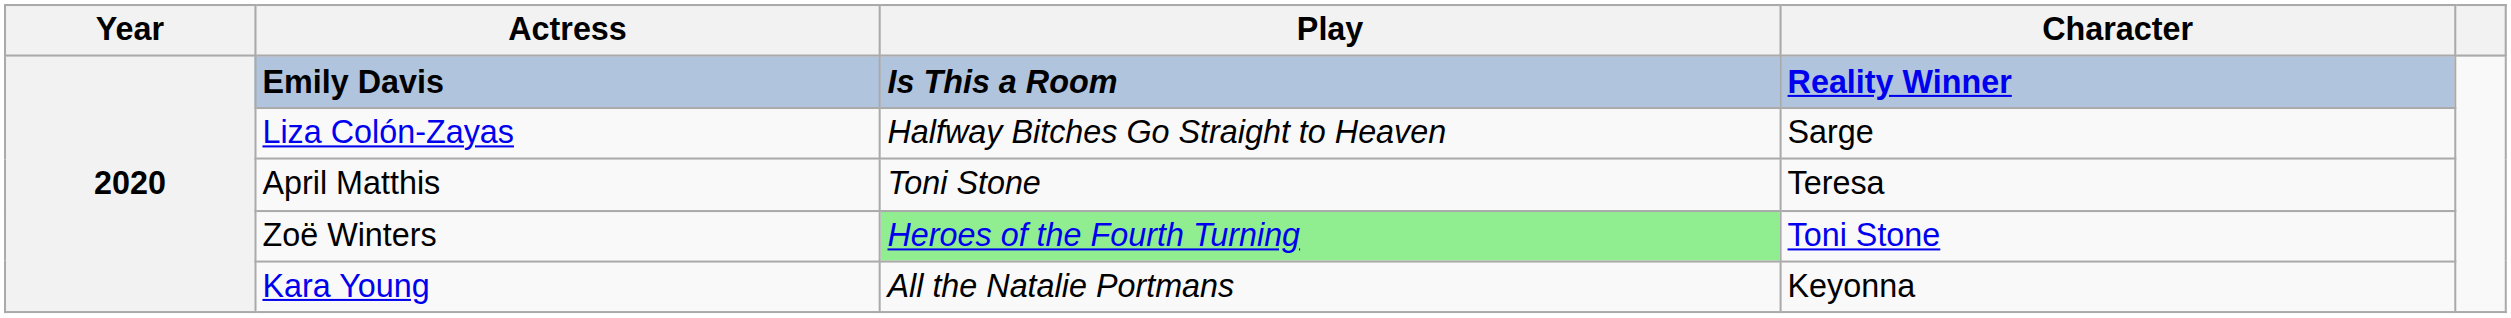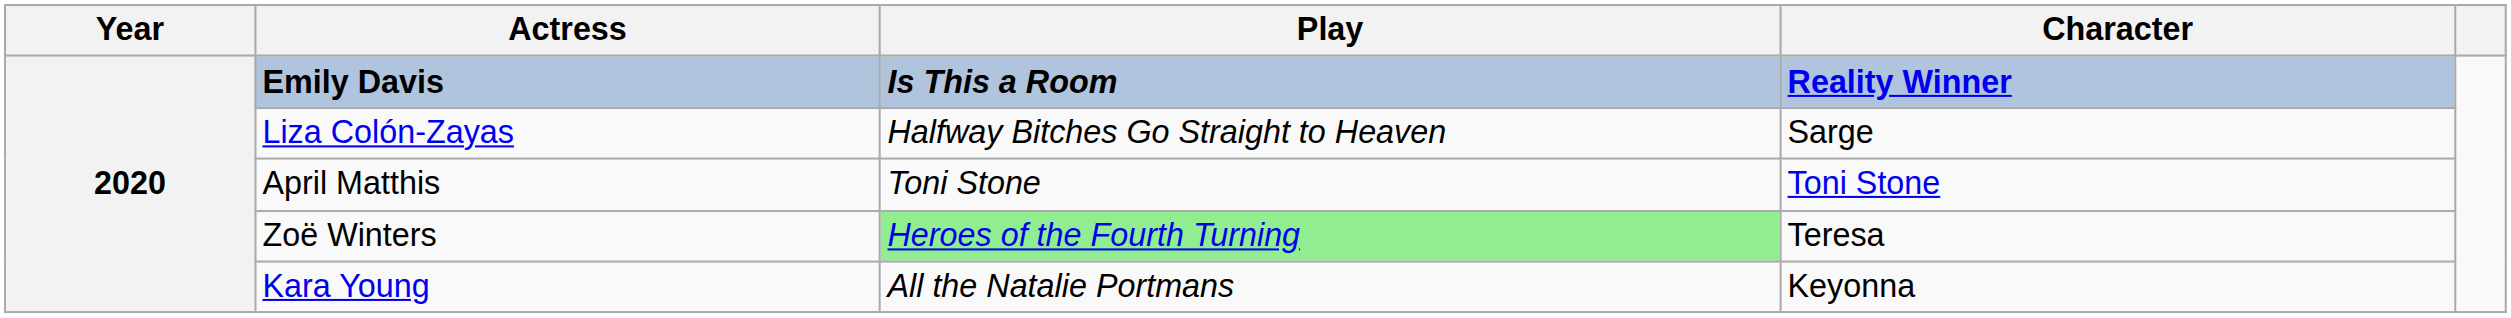(1836, 183) Teresa -> (1864, 183) Toni Stone
(1864, 235) Toni Stone -> (1836, 235) Teresa
